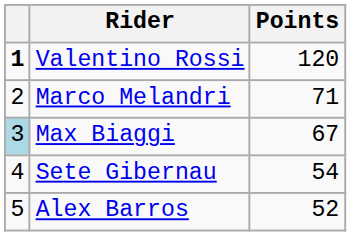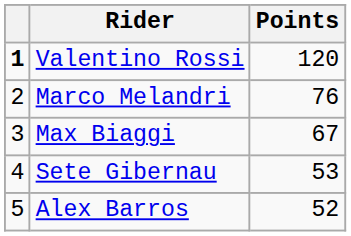(325, 99) 71 -> (325, 99) 76
(17, 136) lightblue background -> (17, 136) no background
(325, 174) 54 -> (325, 174) 53
